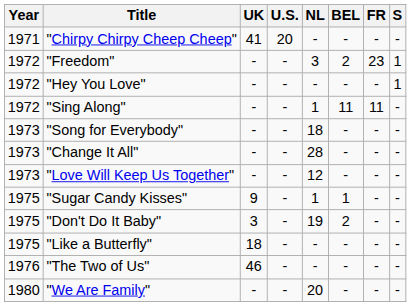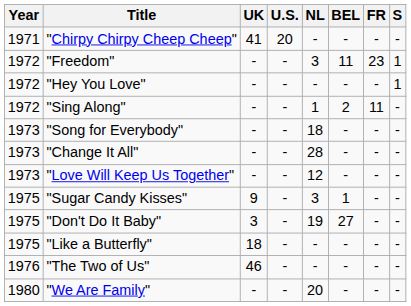(346, 61) 2 -> (346, 61) 11
(346, 107) 11 -> (346, 107) 2
(315, 198) 1 -> (315, 198) 3
(346, 221) 2 -> (346, 221) 27
